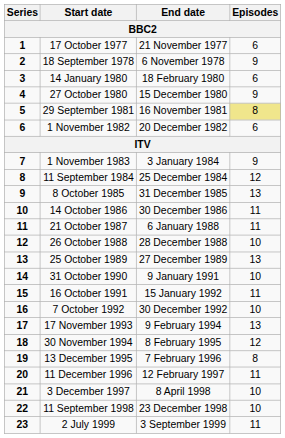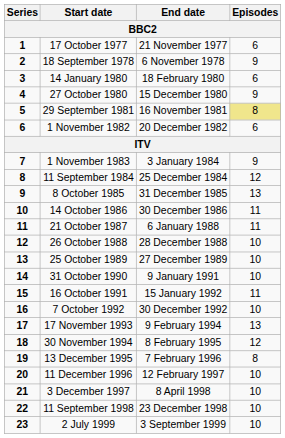(255, 260) 13 -> (255, 260) 10
(255, 375) 11 -> (255, 375) 10
(255, 425) 11 -> (255, 425) 10
